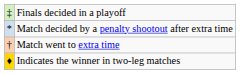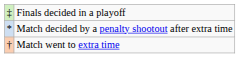- row: (98, 61)
